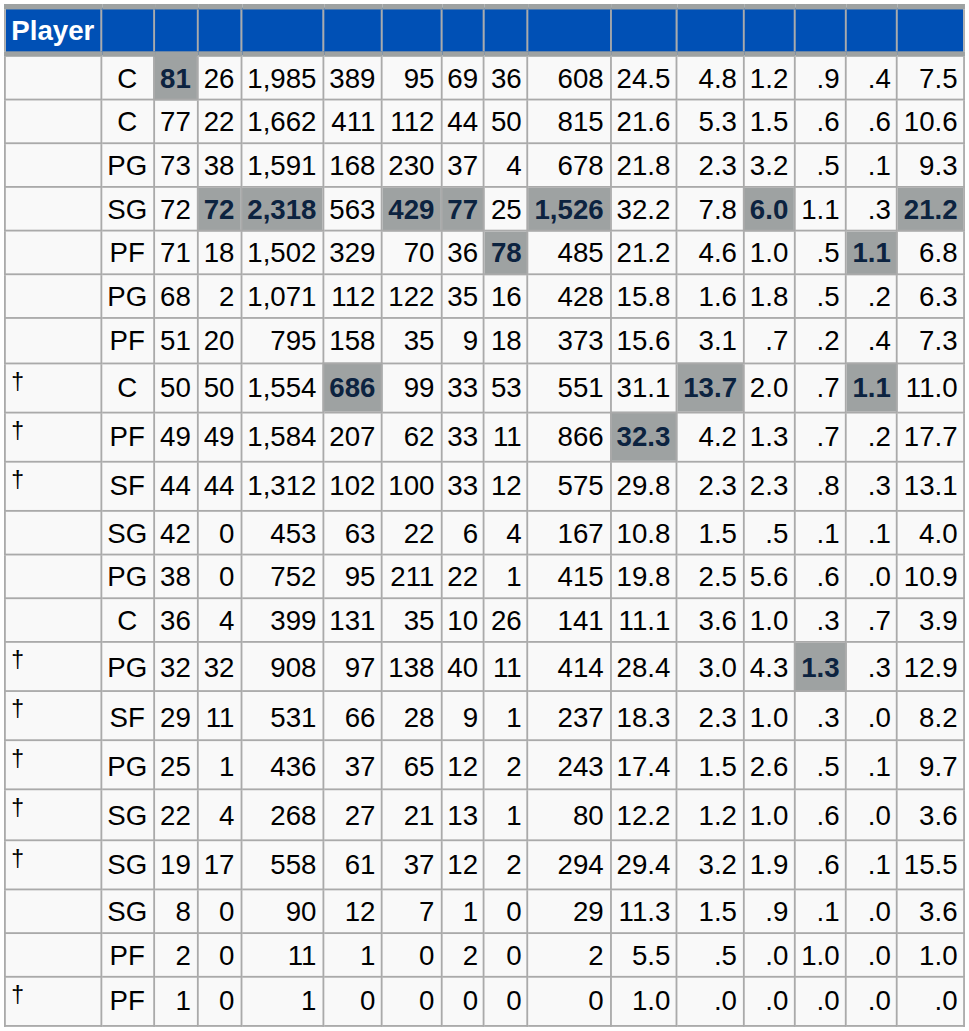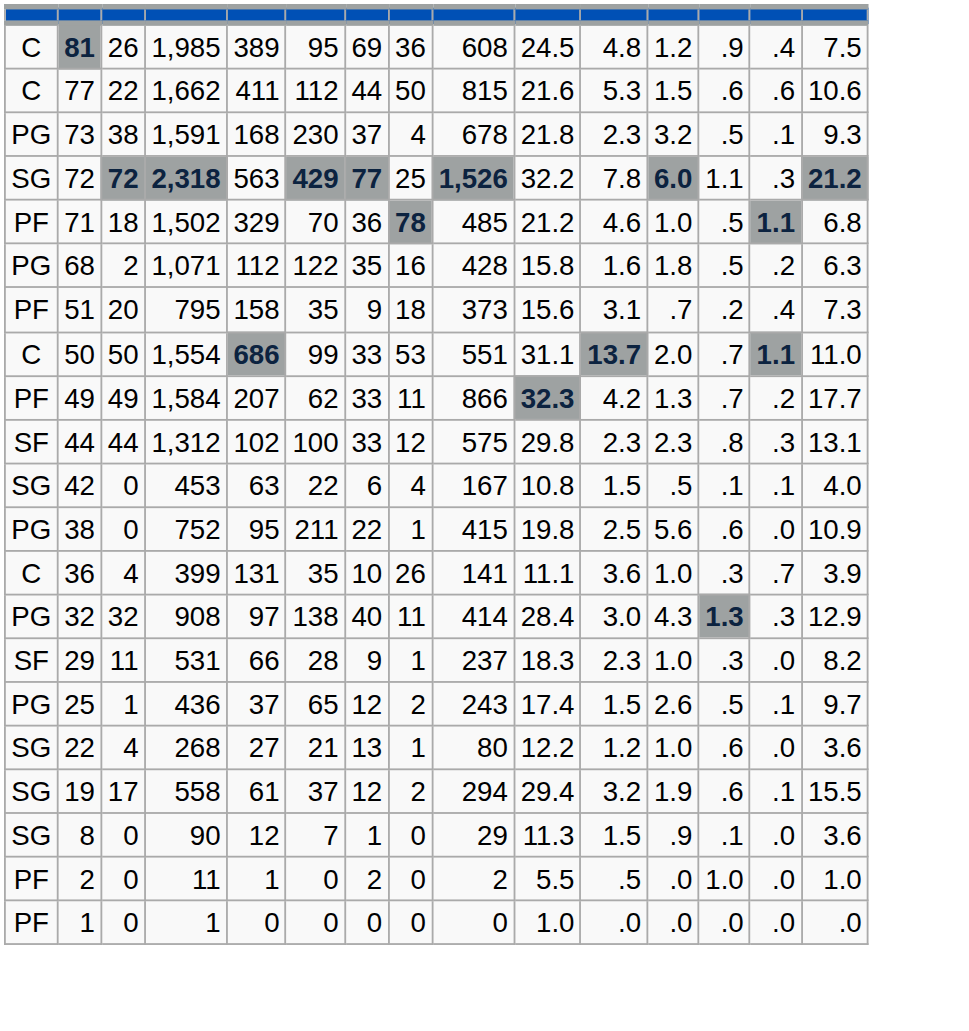- column: (53, 31)
